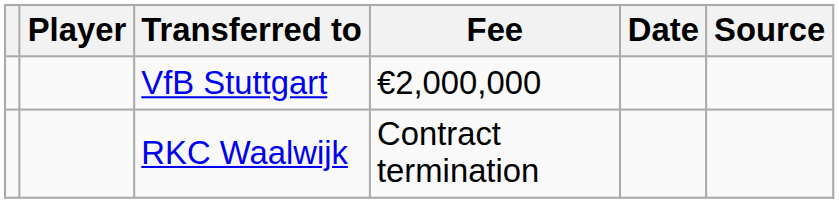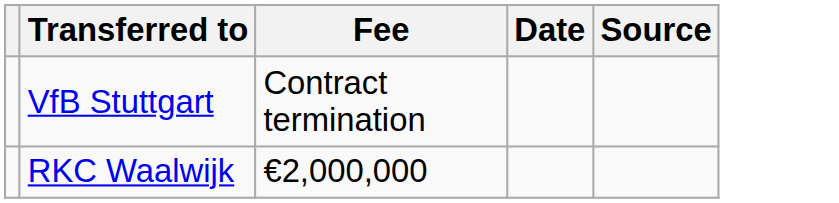- column: (77, 30)
(459, 82) €2,000,000 -> (345, 100) Contract termination
(458, 152) Contract termination -> (345, 171) €2,000,000
